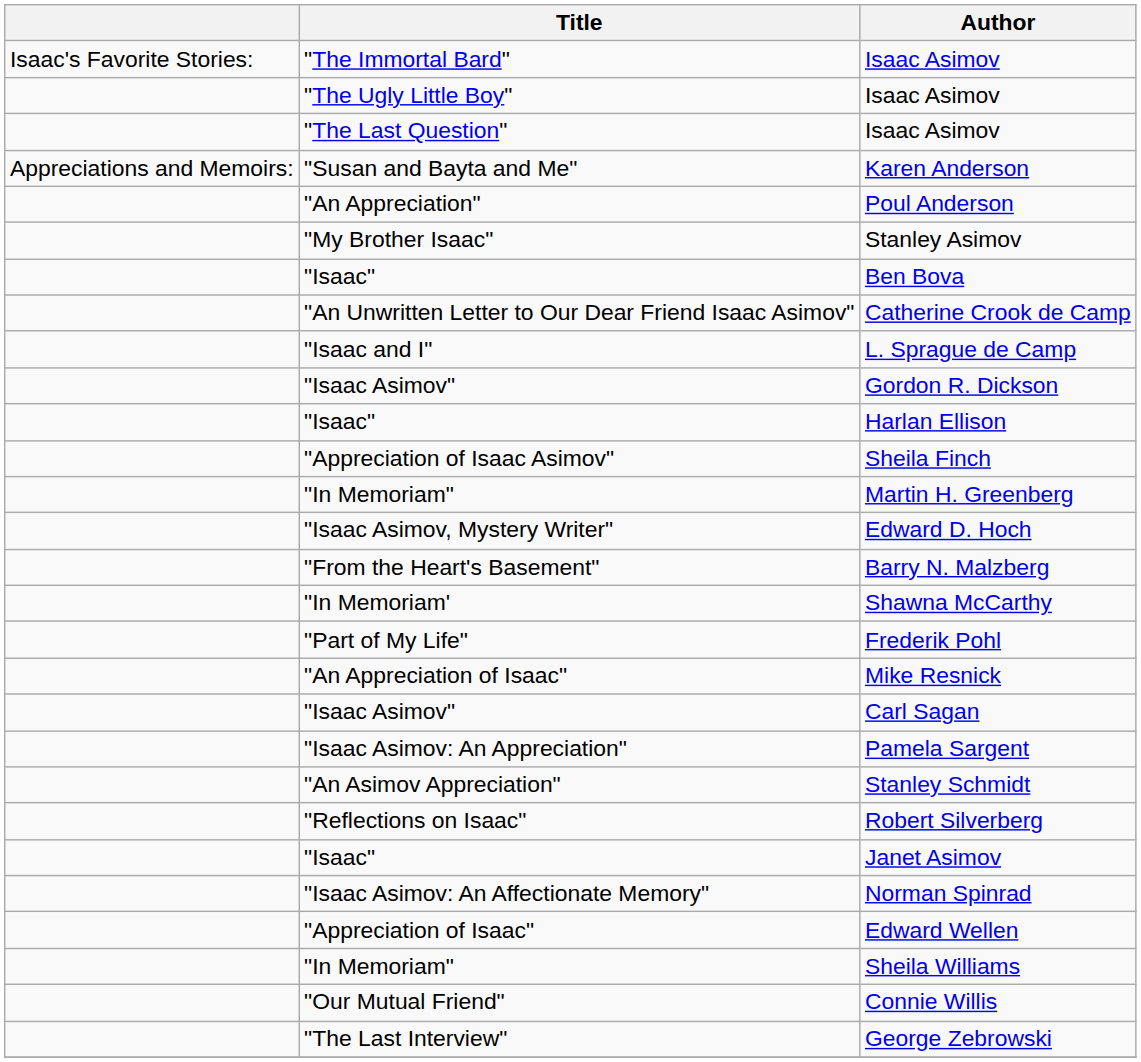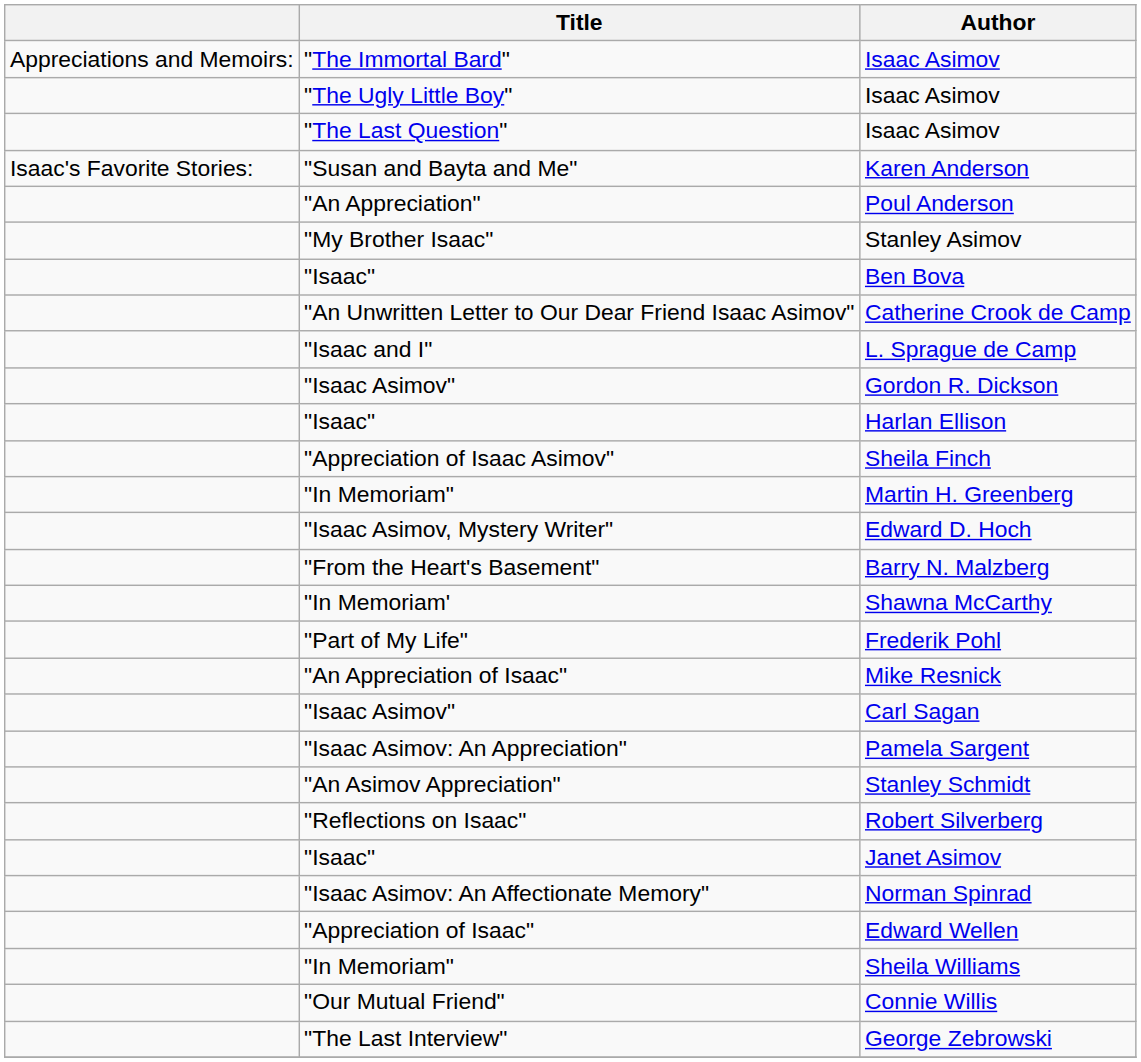(132, 58) Isaac's Favorite Stories: -> (152, 58) Appreciations and Memoirs:
(152, 167) Appreciations and Memoirs: -> (132, 167) Isaac's Favorite Stories:
